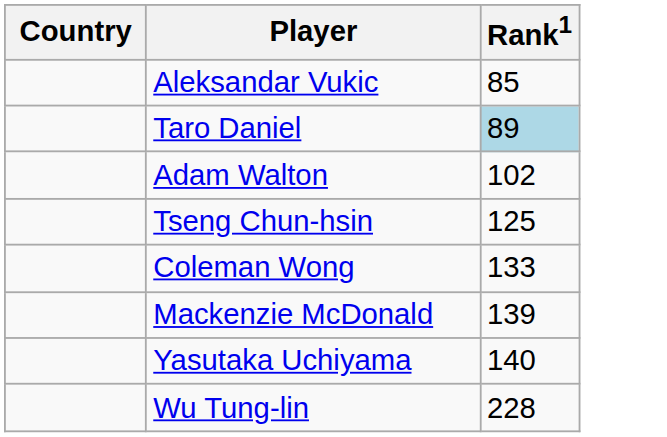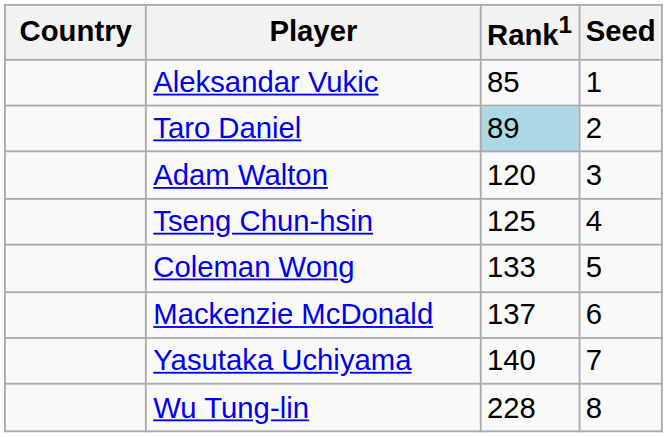+ column: (621, 31)
(511, 174) 102 -> (511, 174) 120
(511, 314) 139 -> (511, 314) 137
